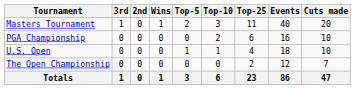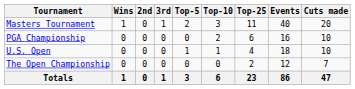columns swapped: (161, 11) <-> (121, 11)
